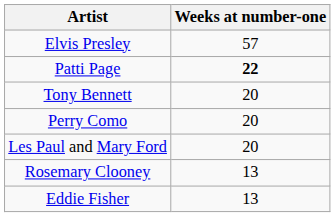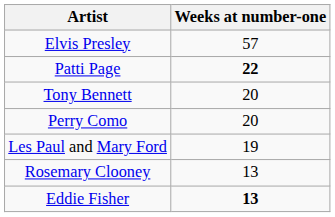(250, 146) 20 -> (250, 146) 19
(250, 198) normal -> (250, 198) bold
